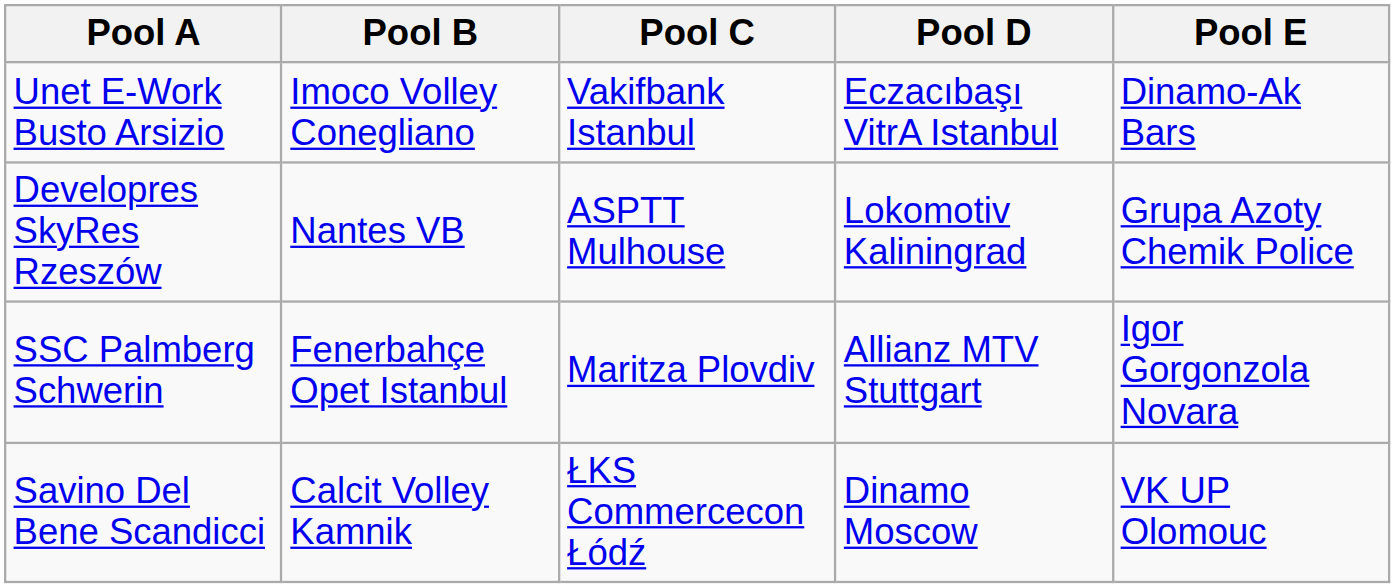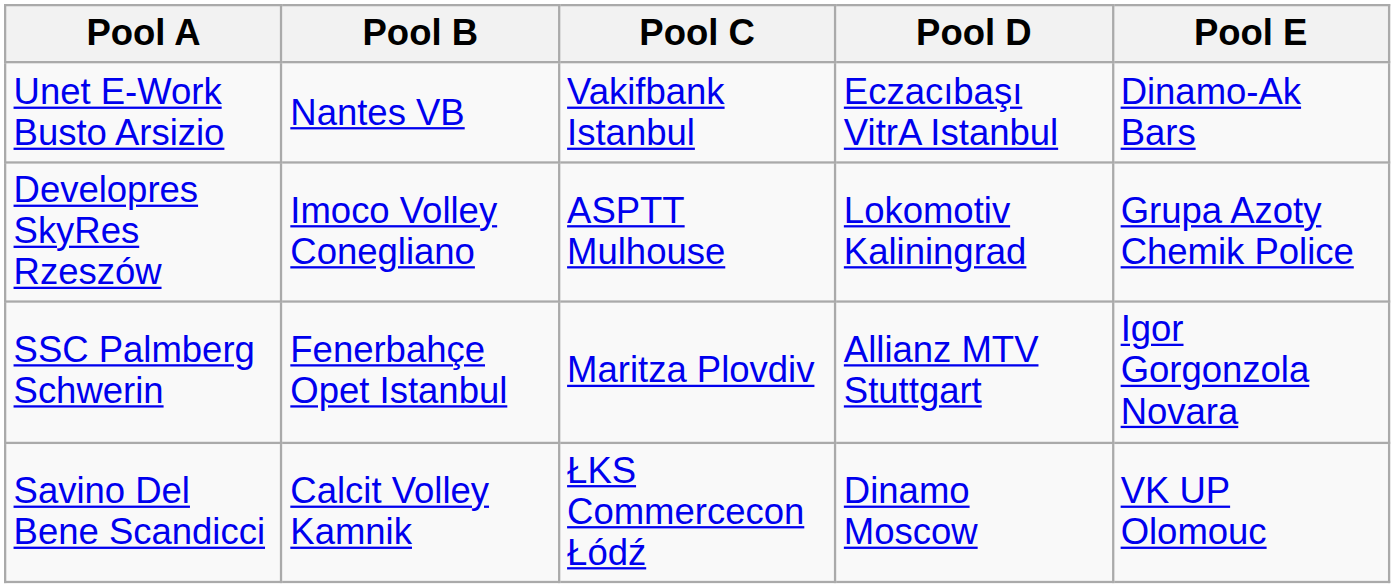(394, 111) Imoco Volley Conegliano -> (378, 111) Nantes VB
(378, 231) Nantes VB -> (394, 231) Imoco Volley Conegliano
